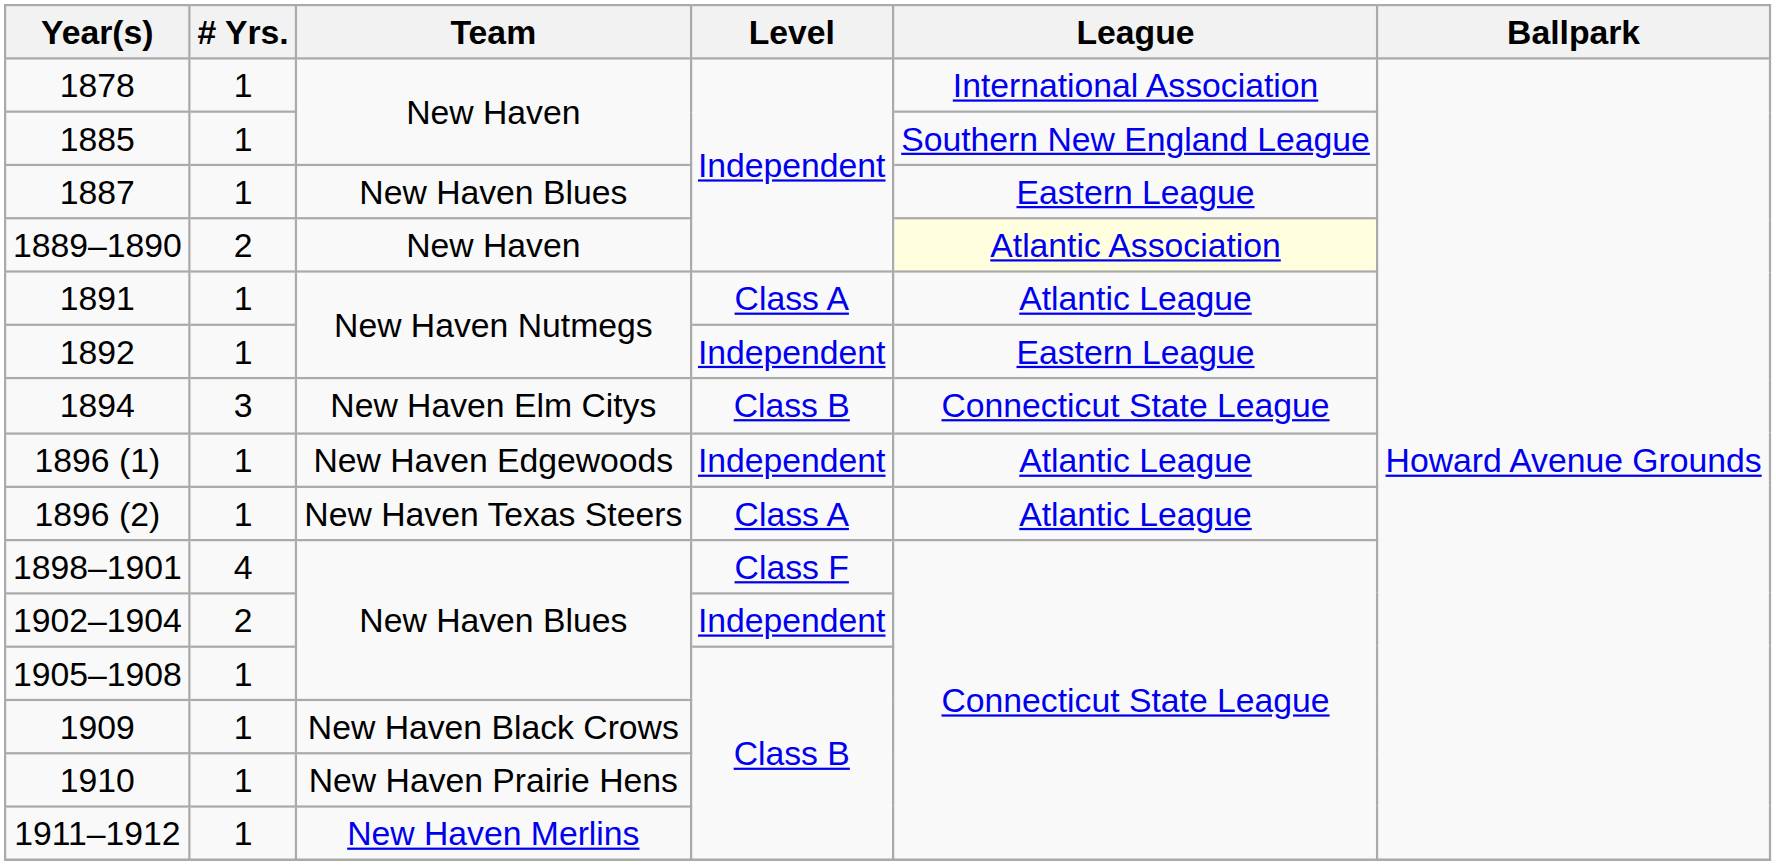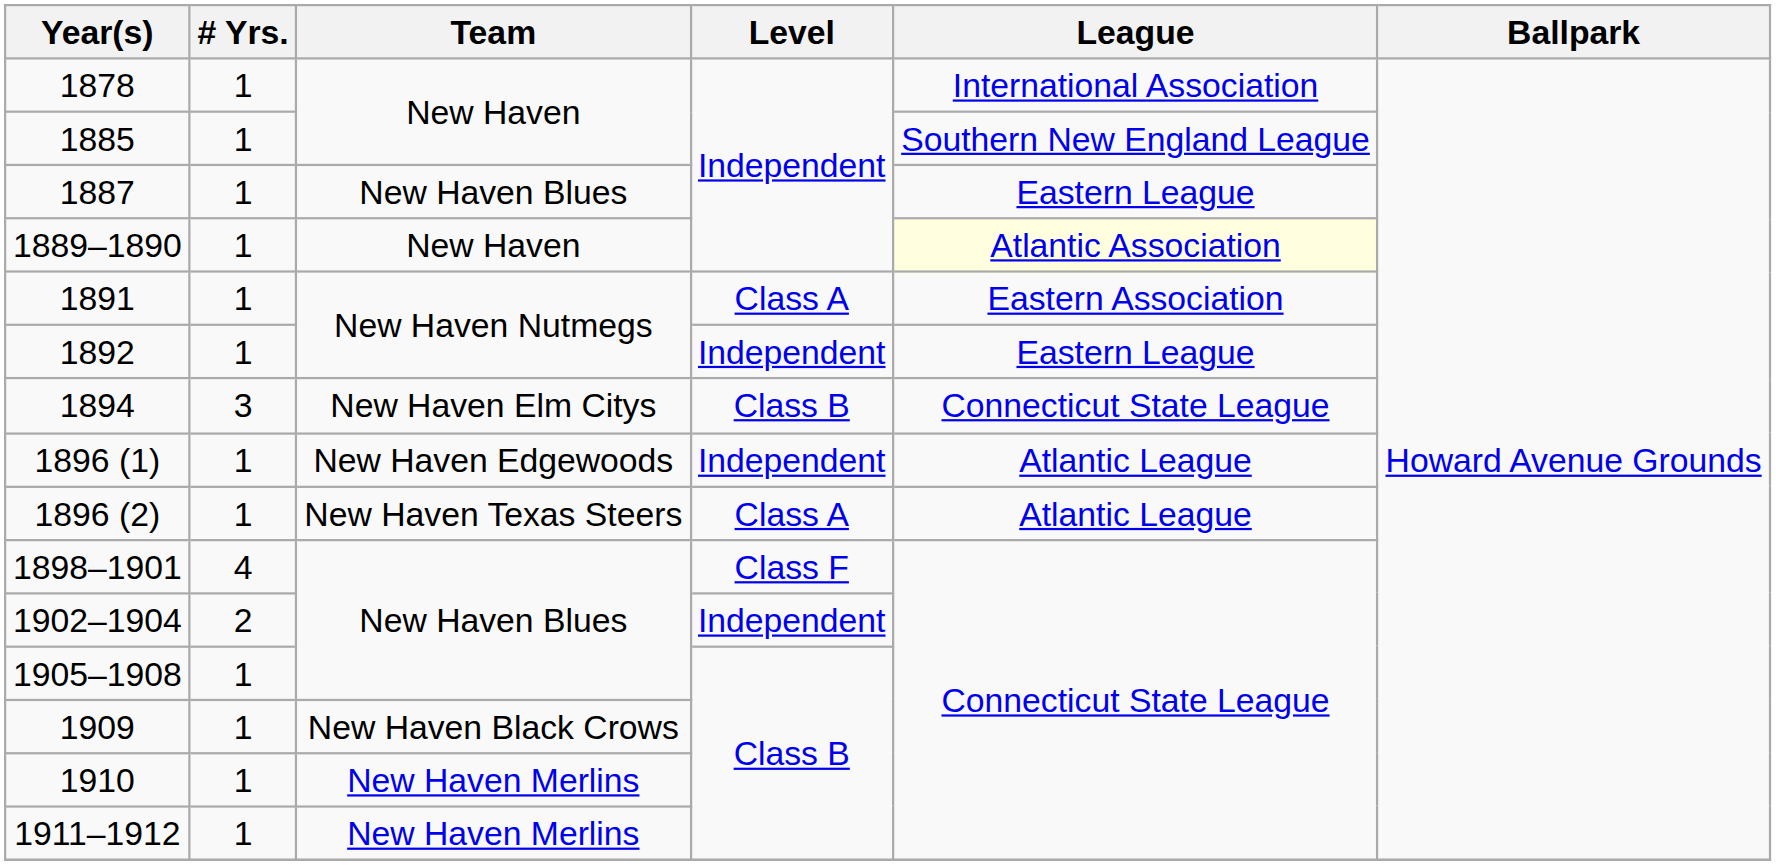(243, 246) 2 -> (243, 246) 1
(1136, 299) Atlantic League -> (1136, 299) Eastern Association
(493, 780) New Haven Prairie Hens -> (493, 780) New Haven Merlins
